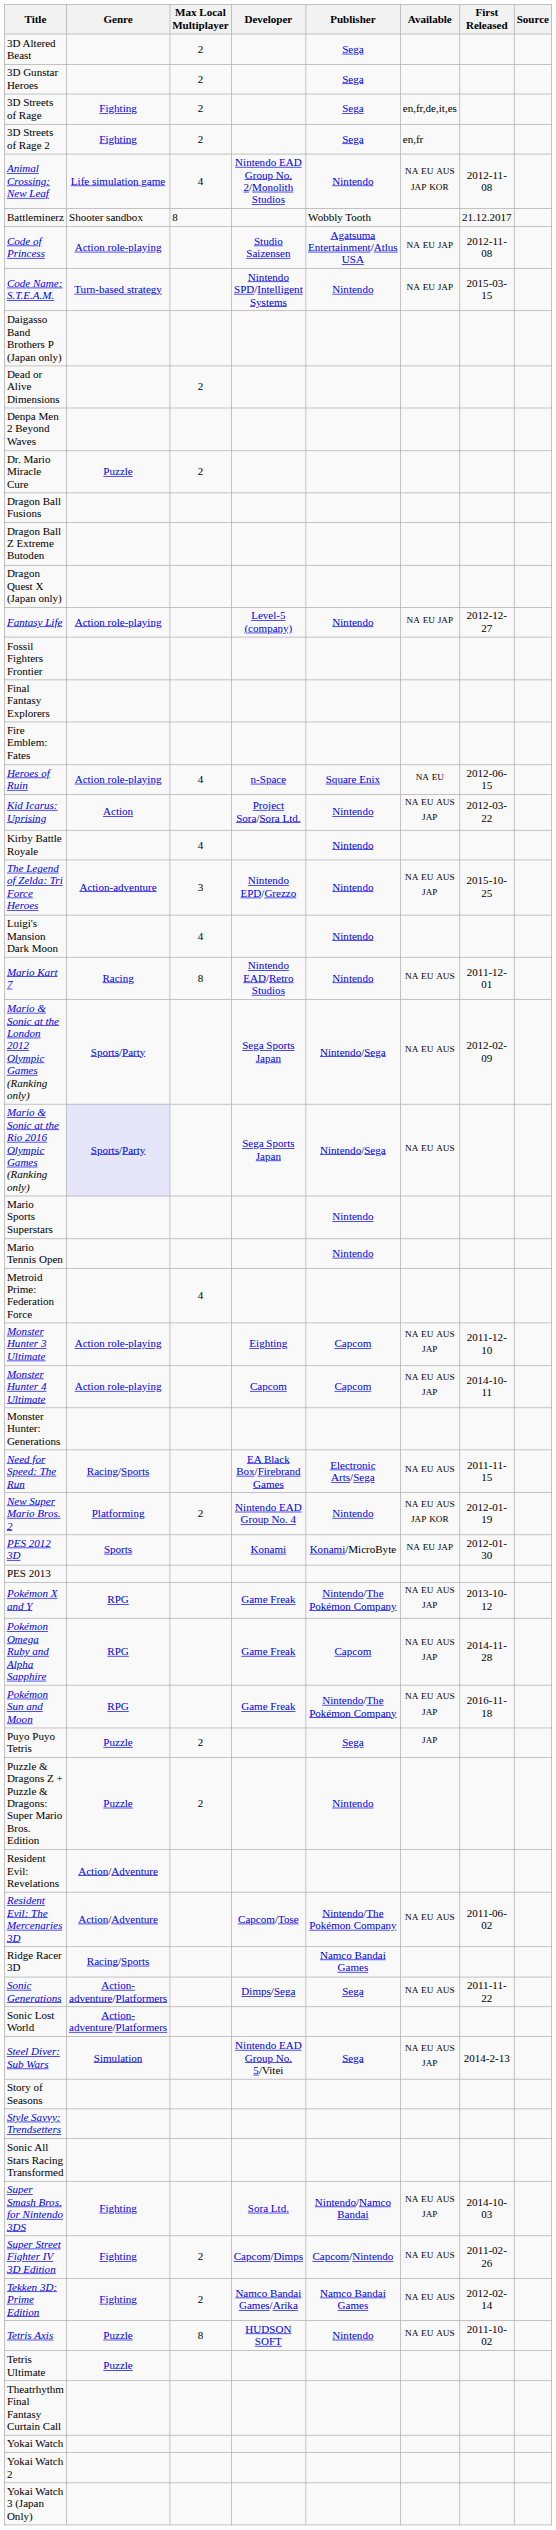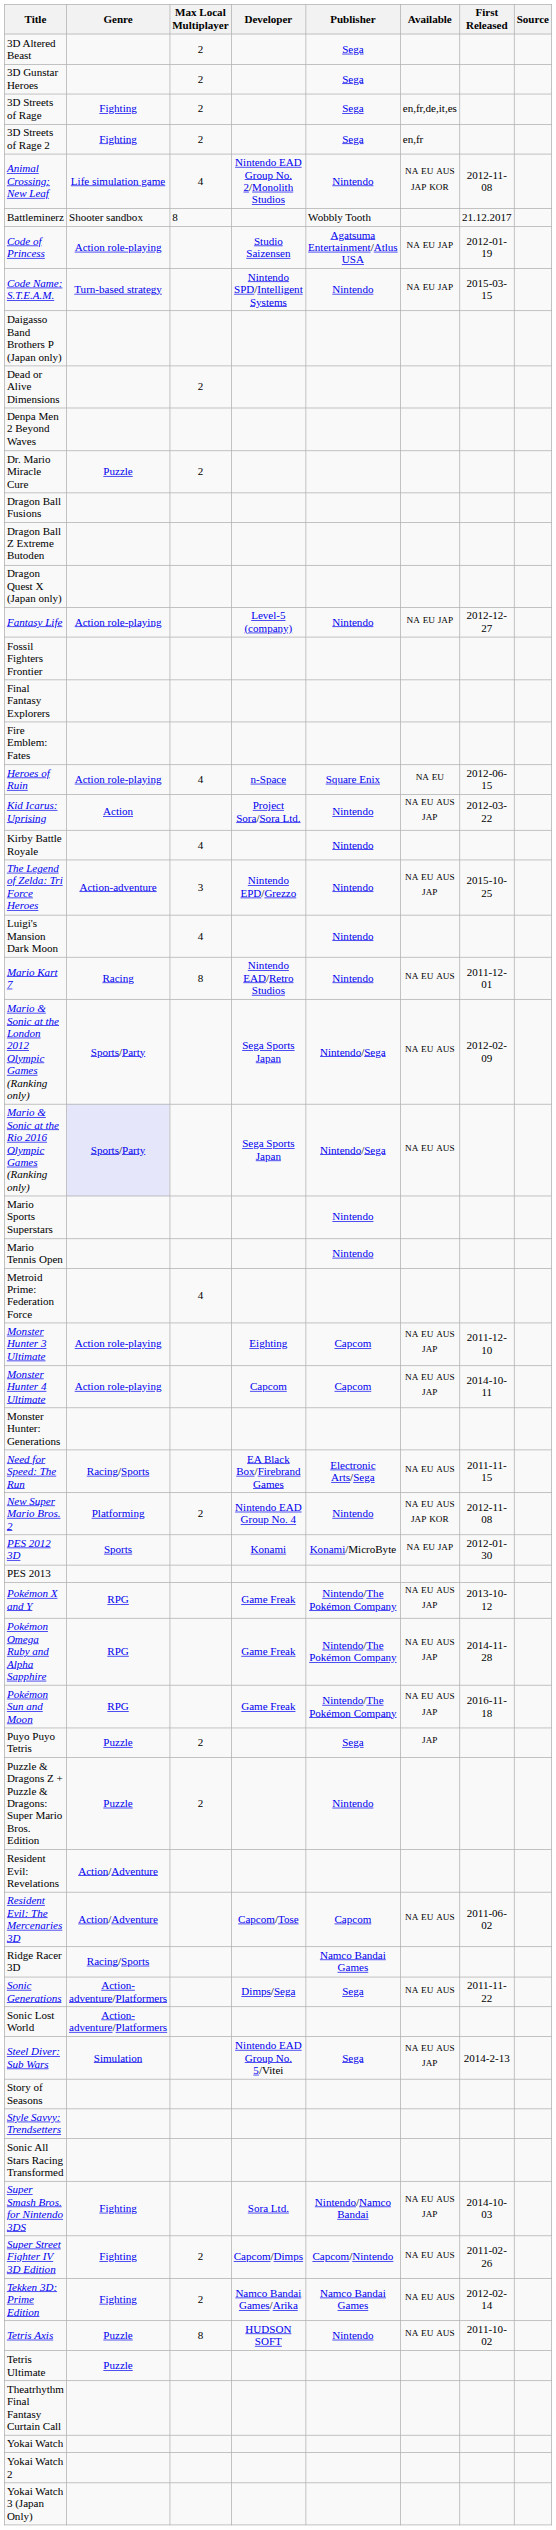(487, 247) 2012-11-08 -> (487, 247) 2012-01-19
(487, 1513) 2012-01-19 -> (487, 1513) 2012-11-08
(353, 1651) Capcom -> (353, 1651) Nintendo/The Pokémon Company
(353, 1919) Nintendo/The Pokémon Company -> (353, 1919) Capcom
